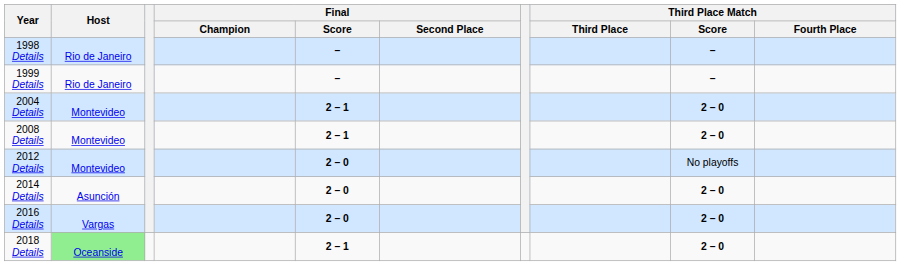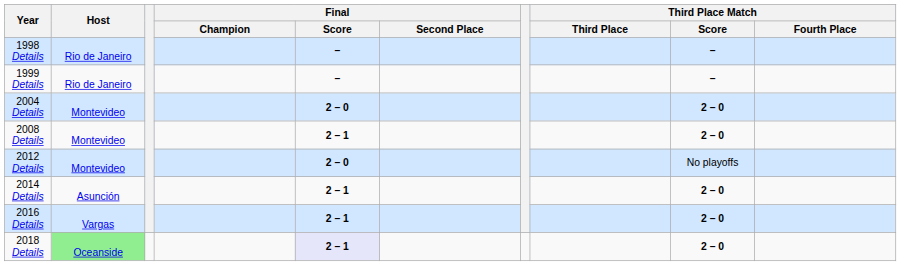(337, 107) 2 – 1 -> (337, 107) 2 – 0
(337, 191) 2 – 0 -> (337, 191) 2 – 1
(337, 219) 2 – 0 -> (337, 219) 2 – 1
(337, 247) no background -> (337, 247) lavender background
